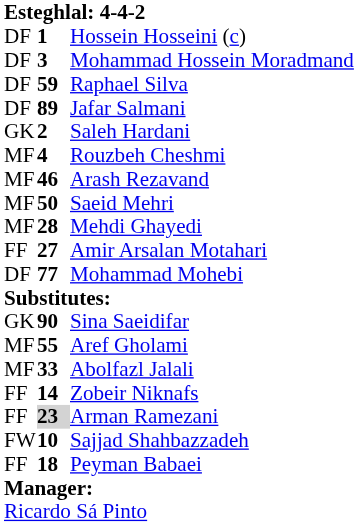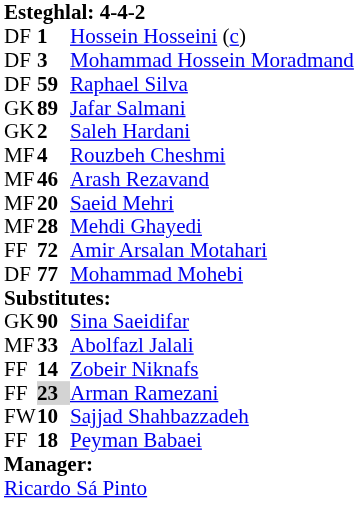(17, 107) DF -> (19, 107) GK
(48, 202) 50 -> (48, 202) 20
(48, 250) 27 -> (48, 250) 72
- row: (129, 345)
